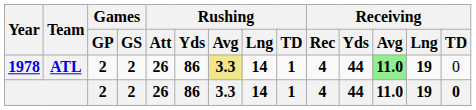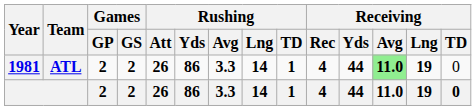(24, 67) 1978 -> (24, 67) 1981
(225, 67) khaki background -> (225, 67) no background
